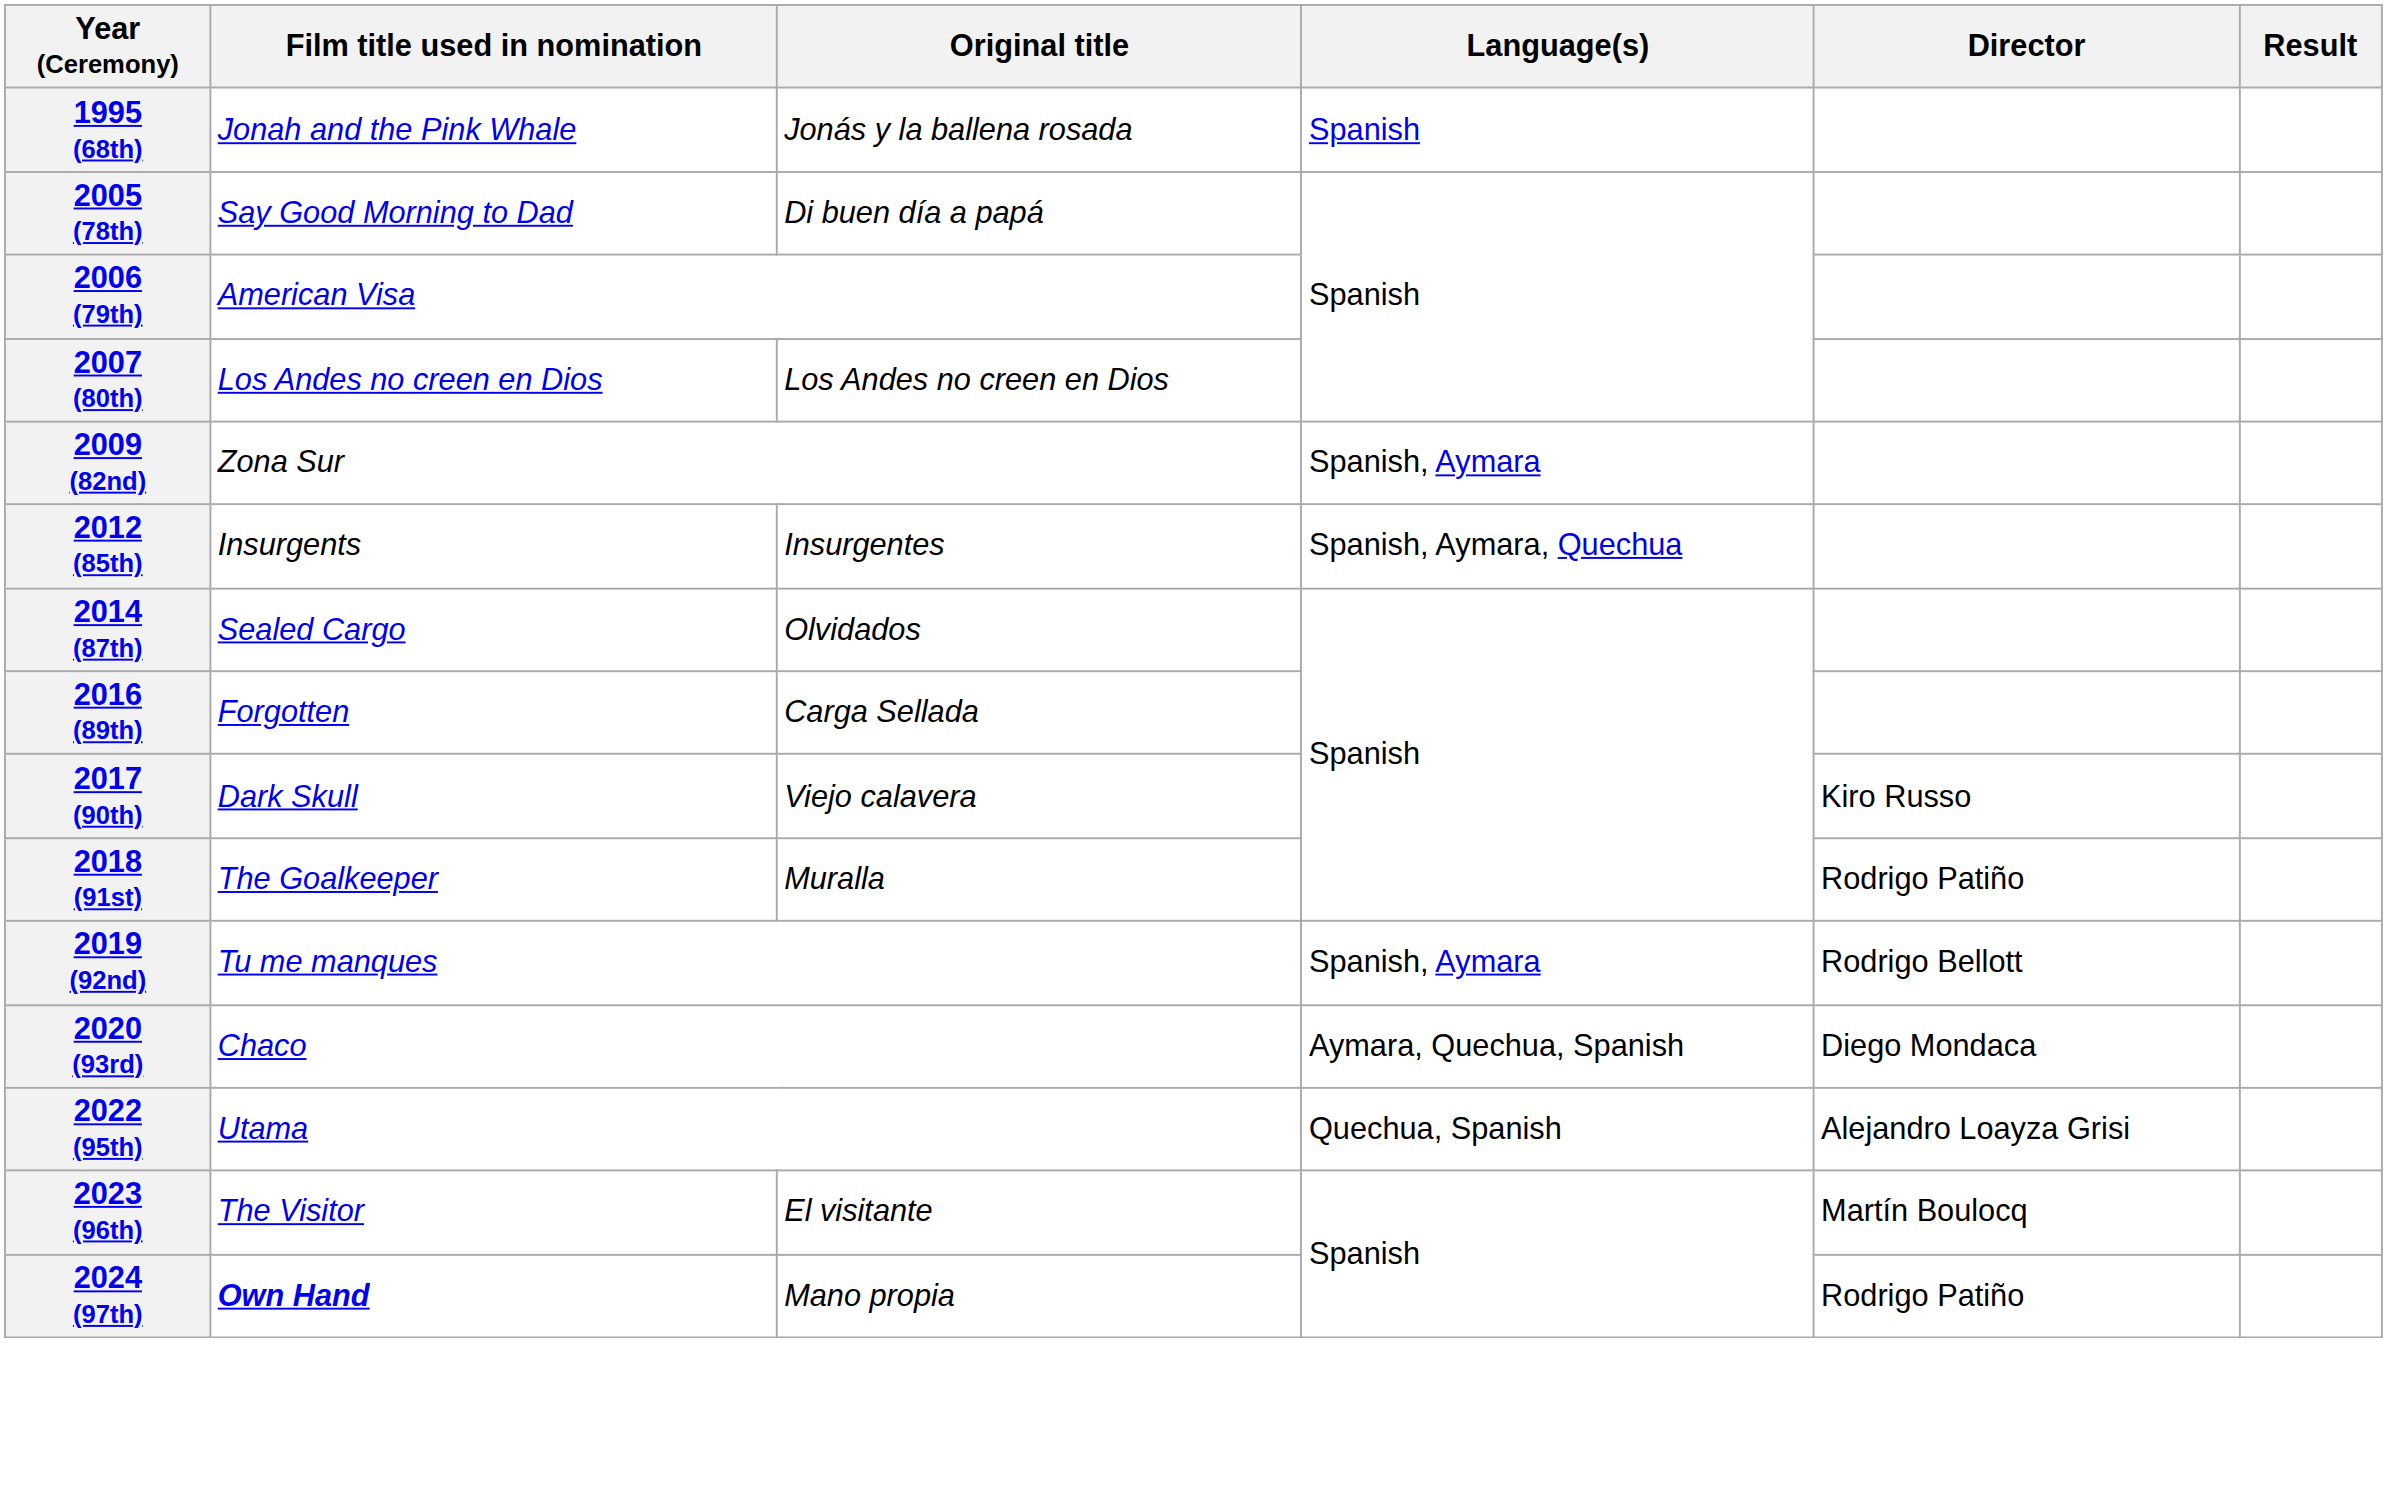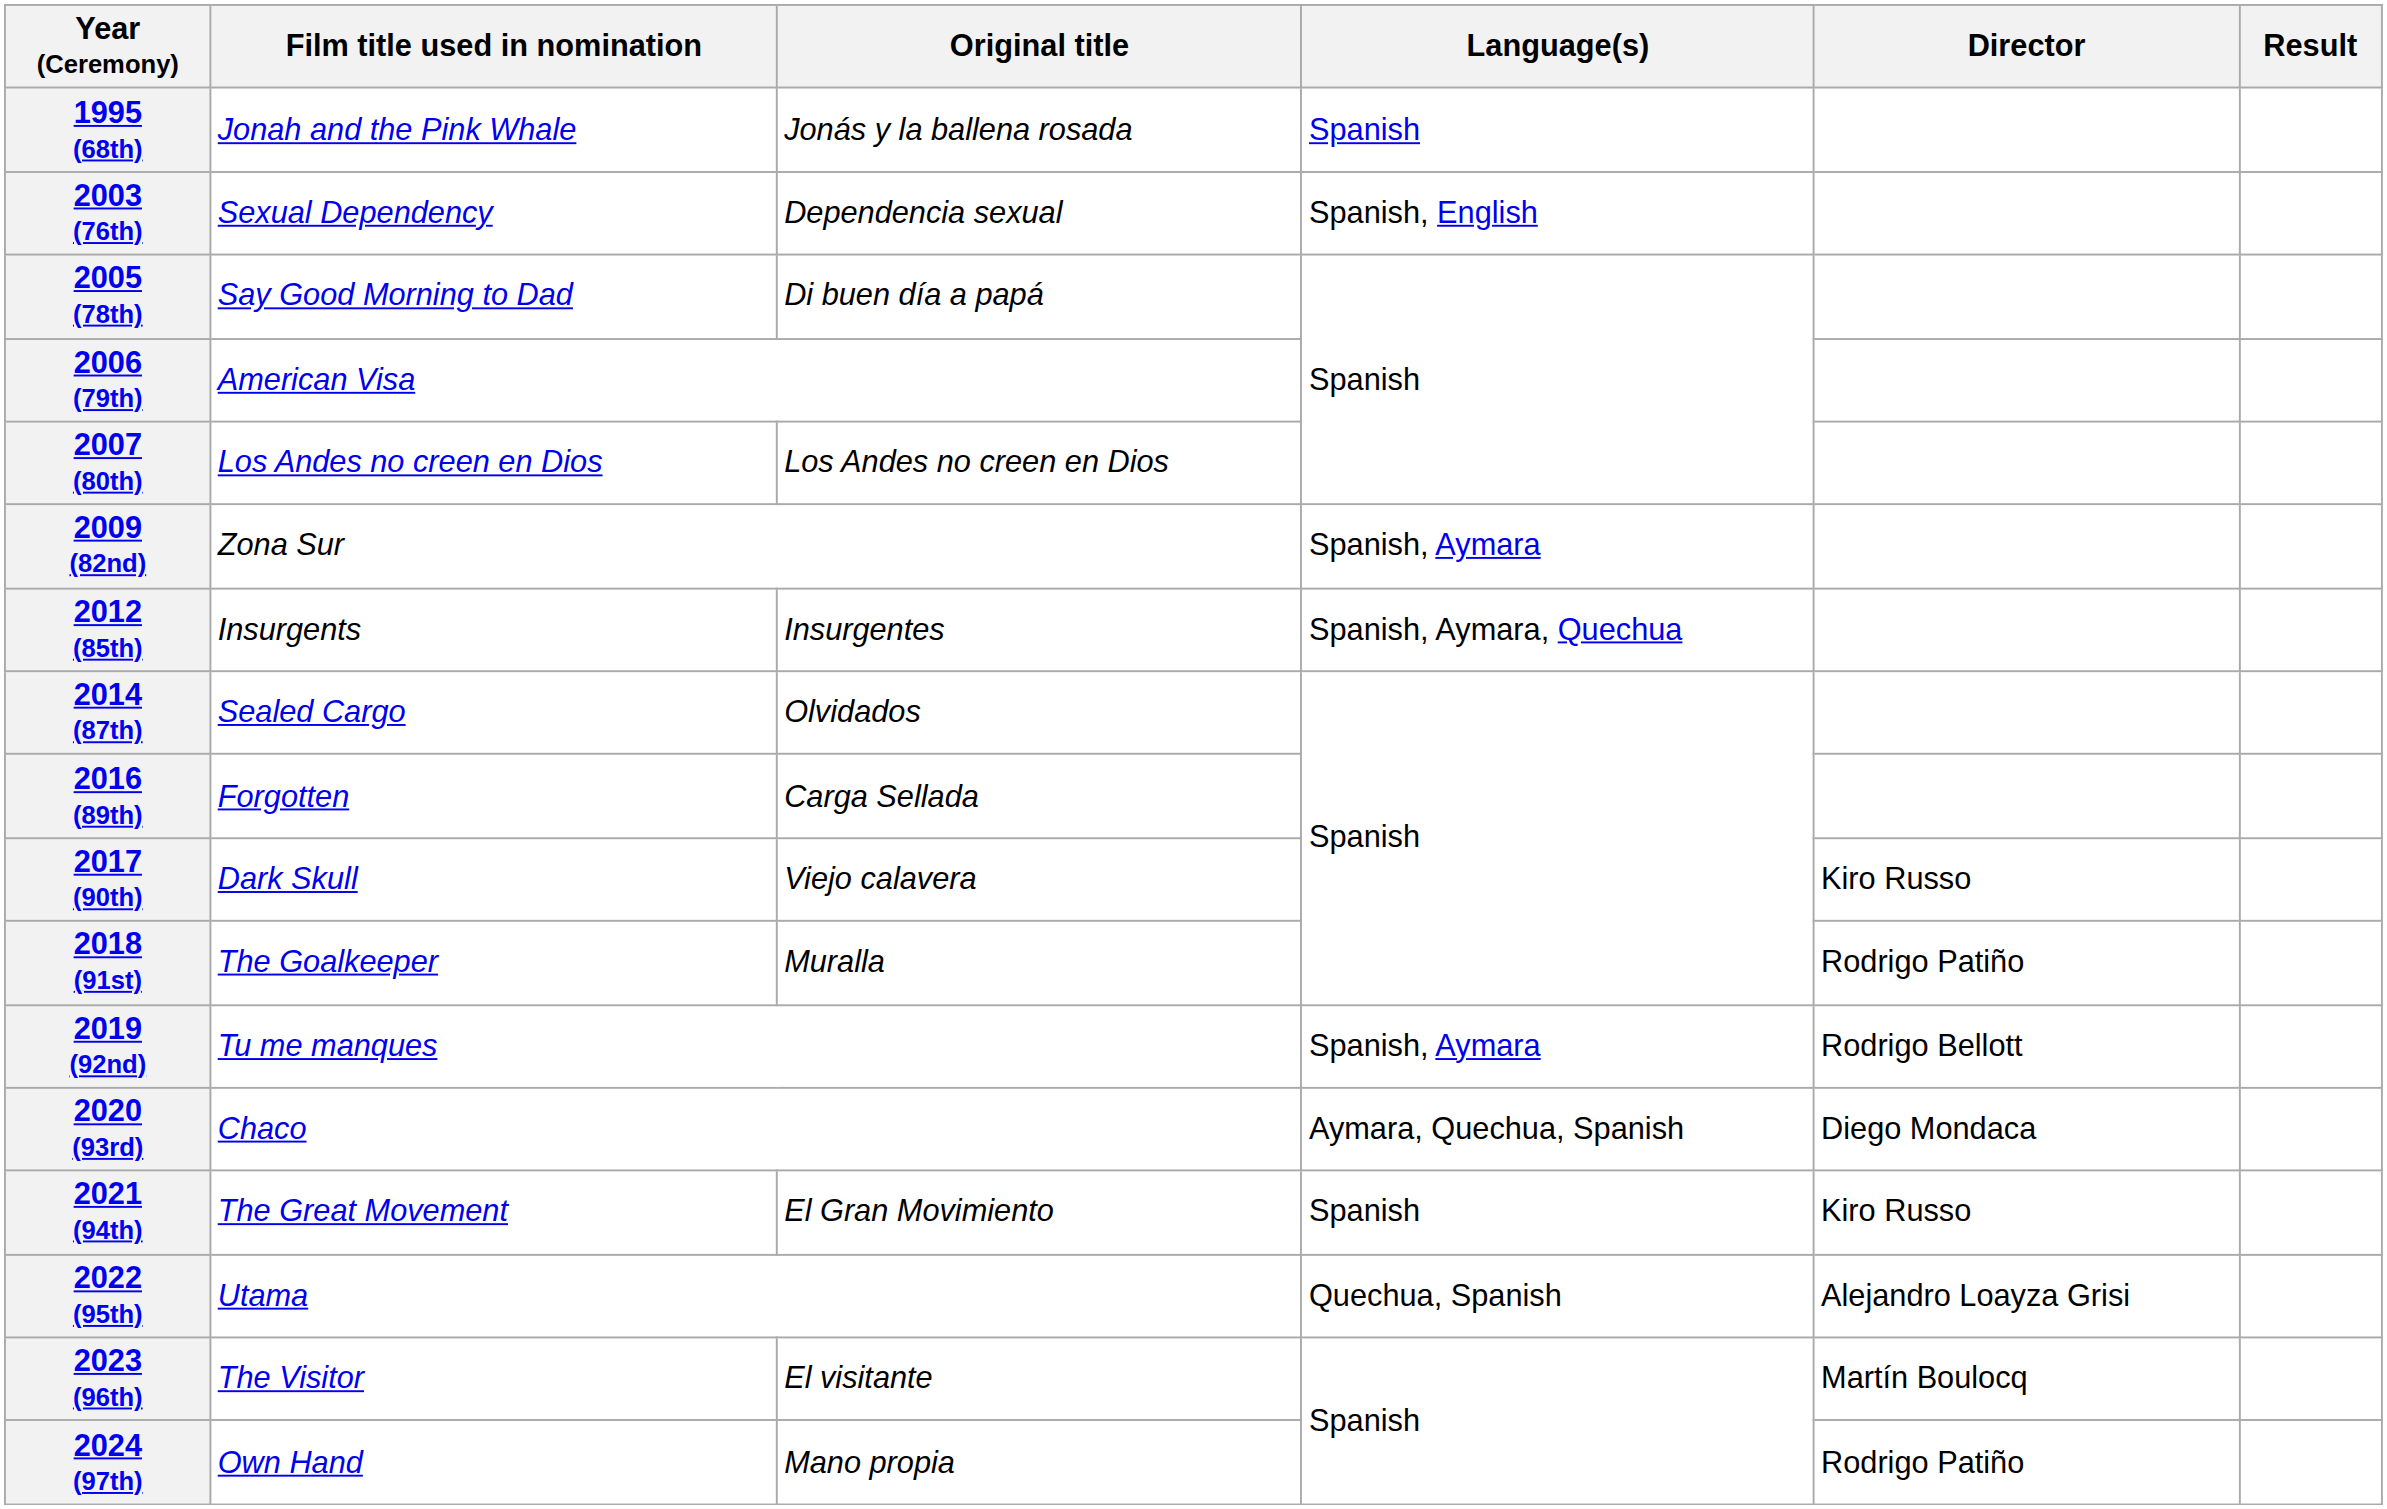+ row: (108, 212)
+ row: (108, 1212)
(294, 1295) bold -> (290, 1461) normal
